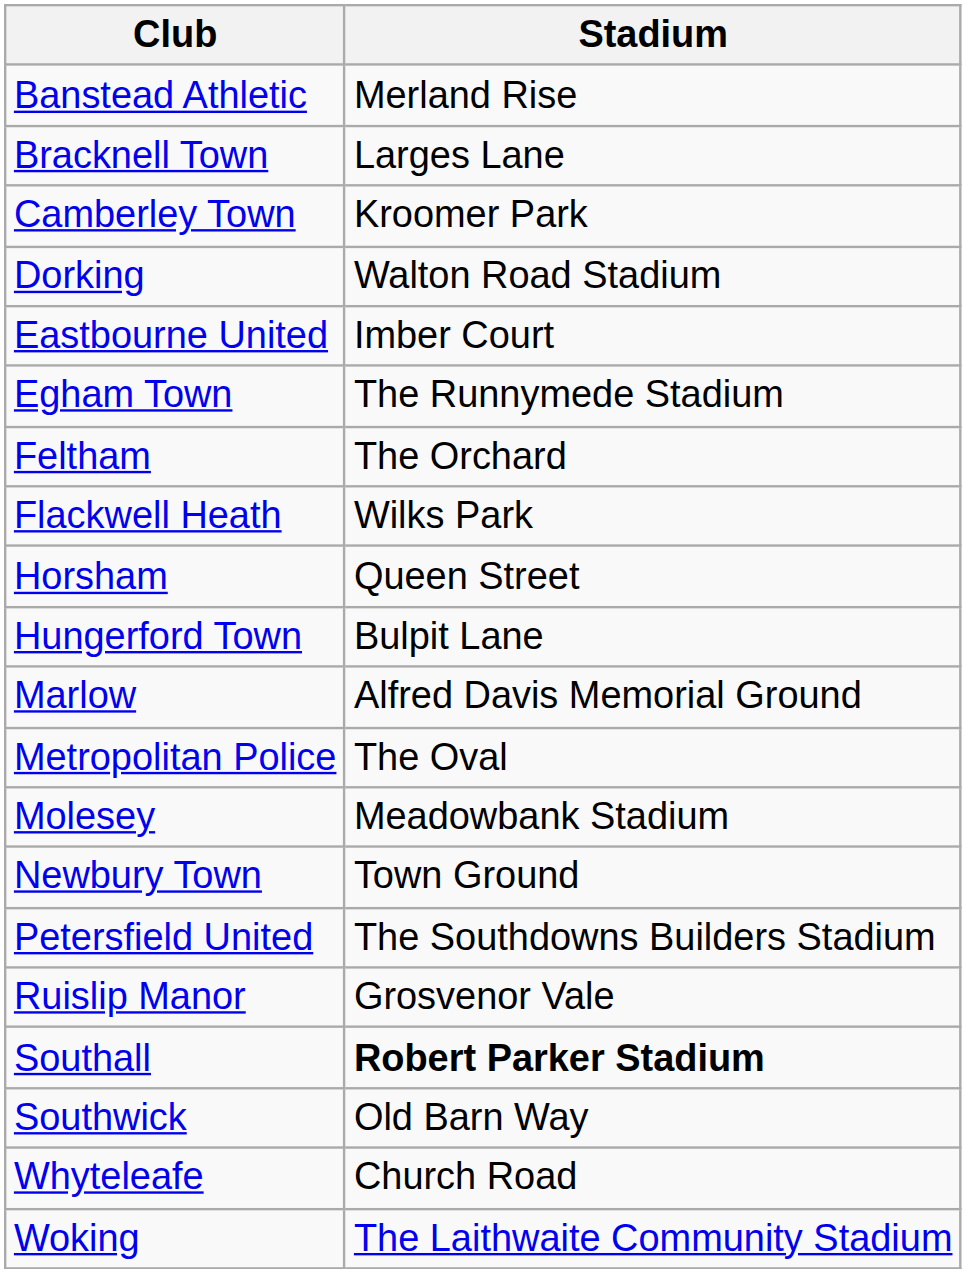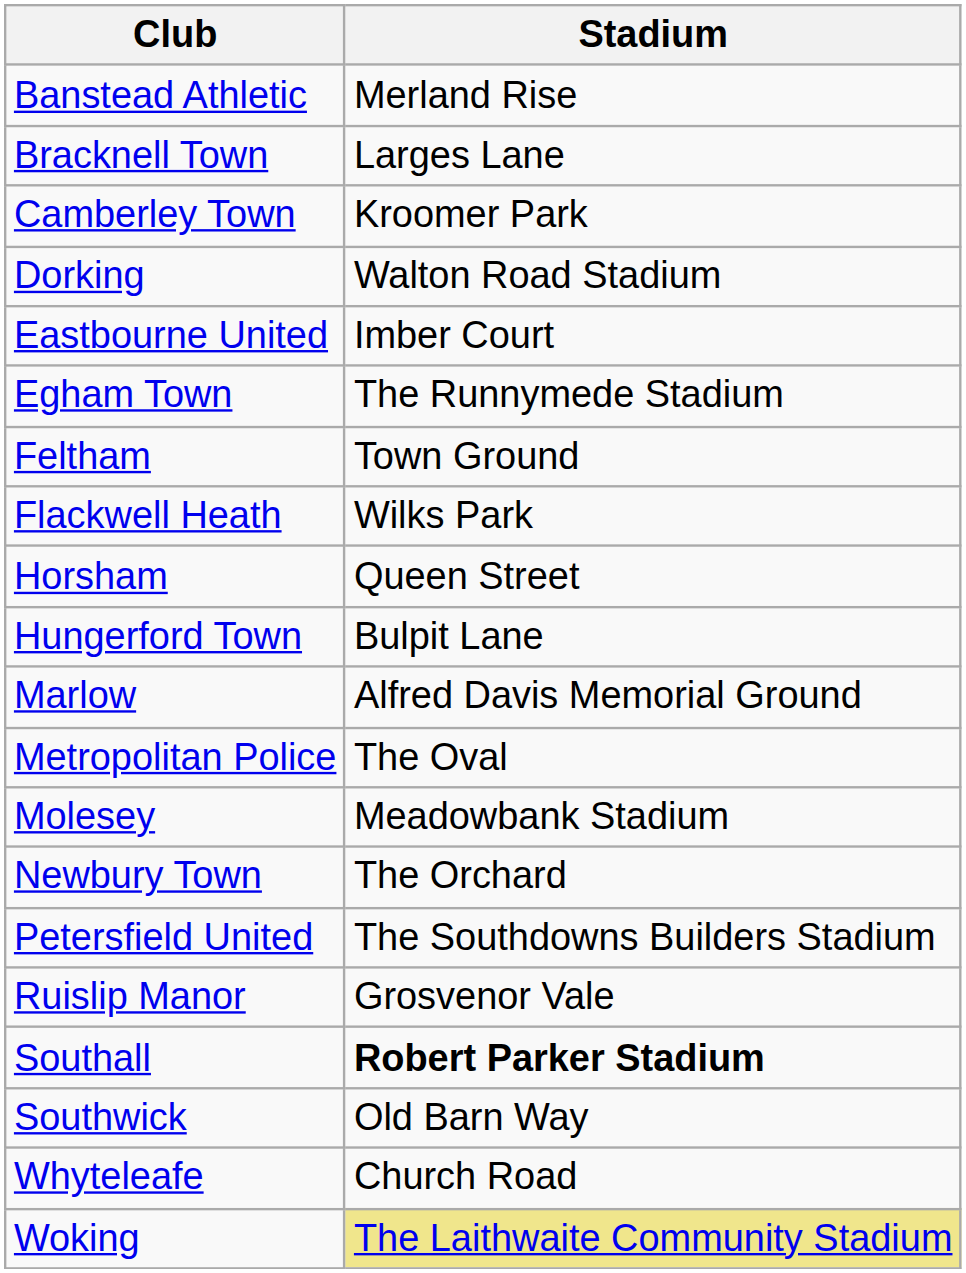(460, 455) The Orchard -> (467, 455) Town Ground
(467, 876) Town Ground -> (460, 876) The Orchard
(653, 1237) no background -> (653, 1237) khaki background
